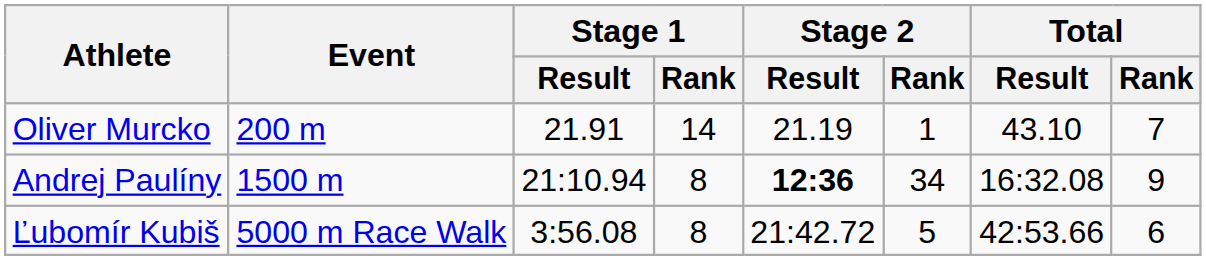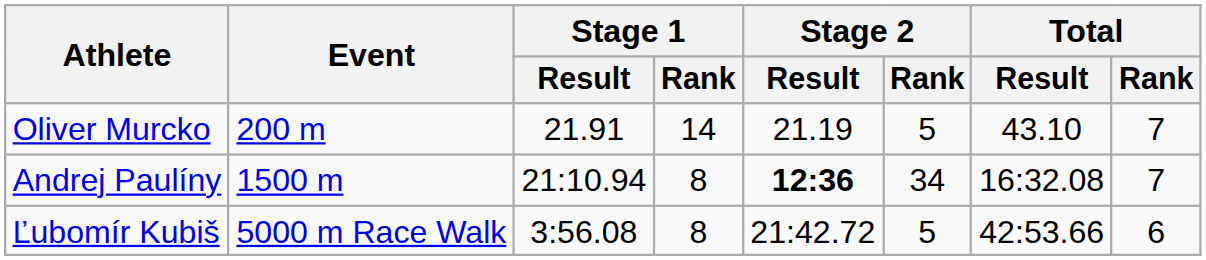(927, 129) 1 -> (927, 129) 5
(1156, 180) 9 -> (1156, 180) 7
